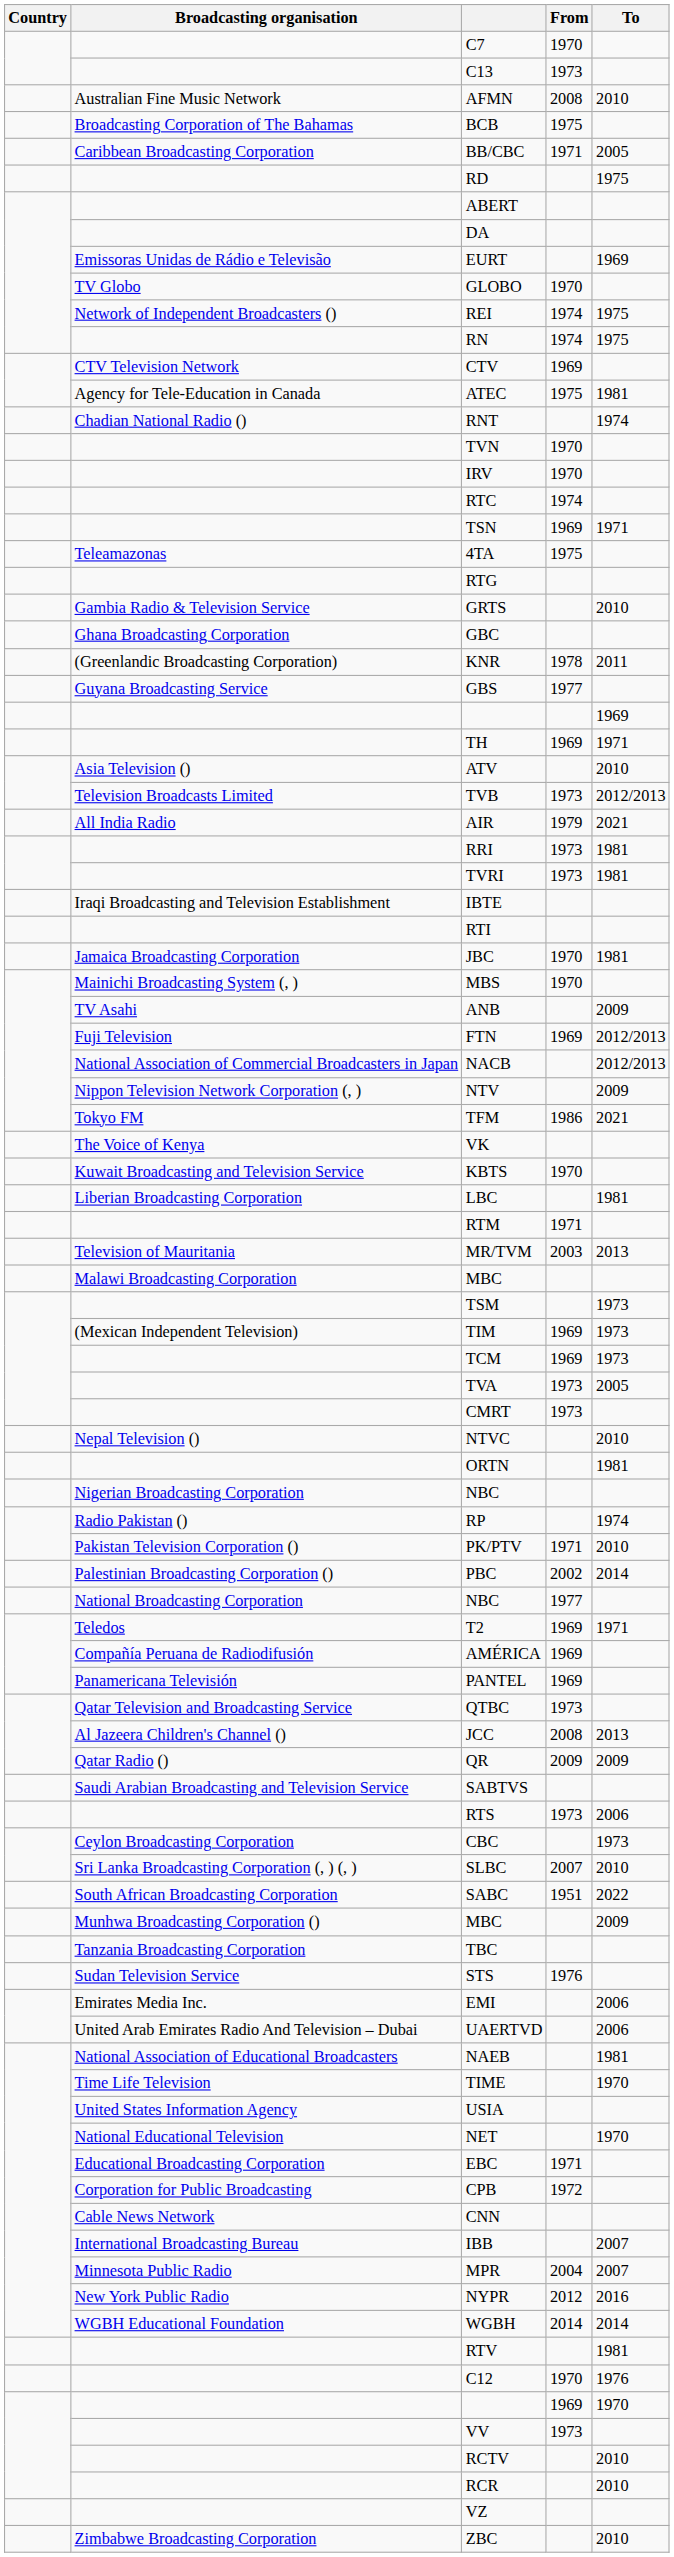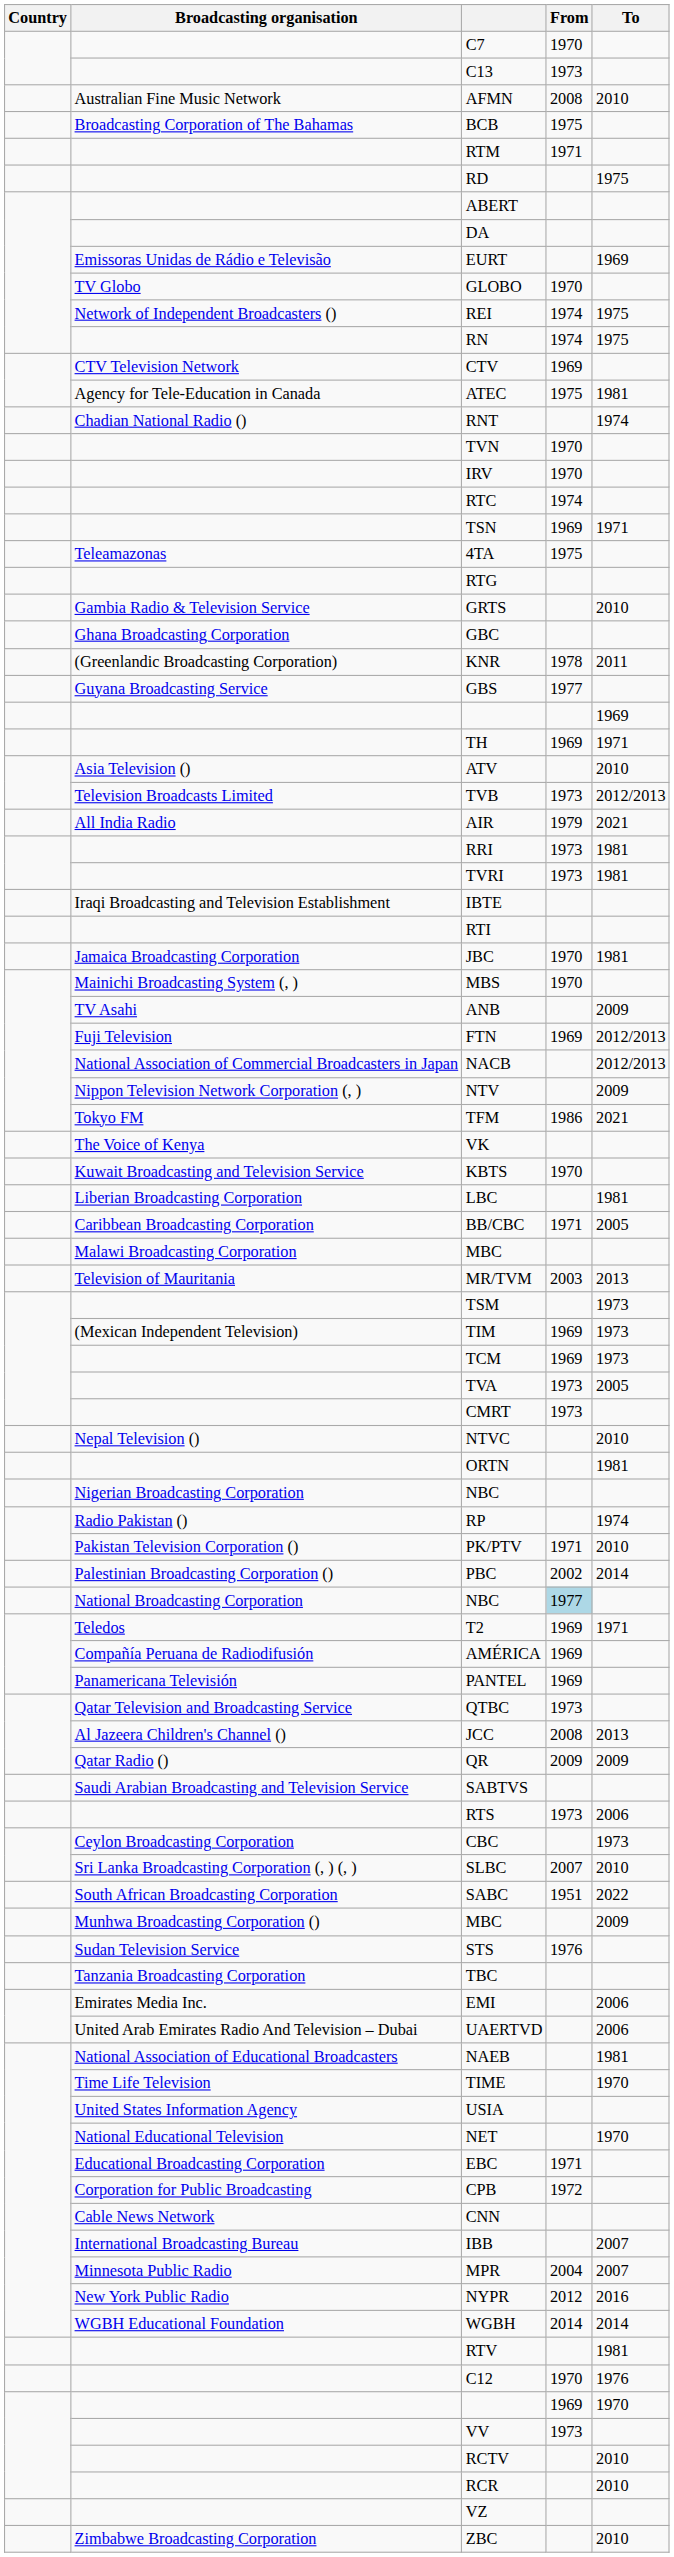rows swapped: (194, 152) <-> (266, 1225)
rows swapped: (186, 1278) <-> (155, 1251)
(566, 1600) no background -> (566, 1600) lightblue background
rows swapped: (157, 1975) <-> (190, 1948)
